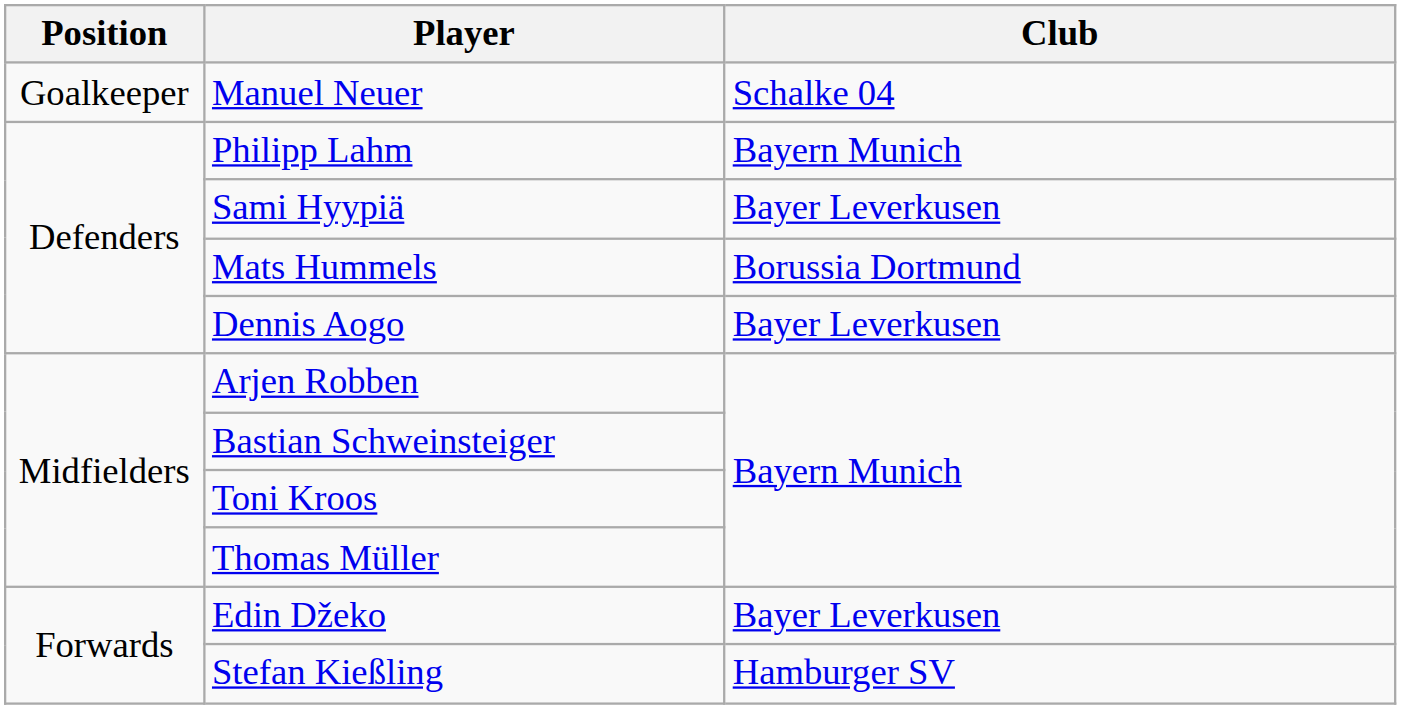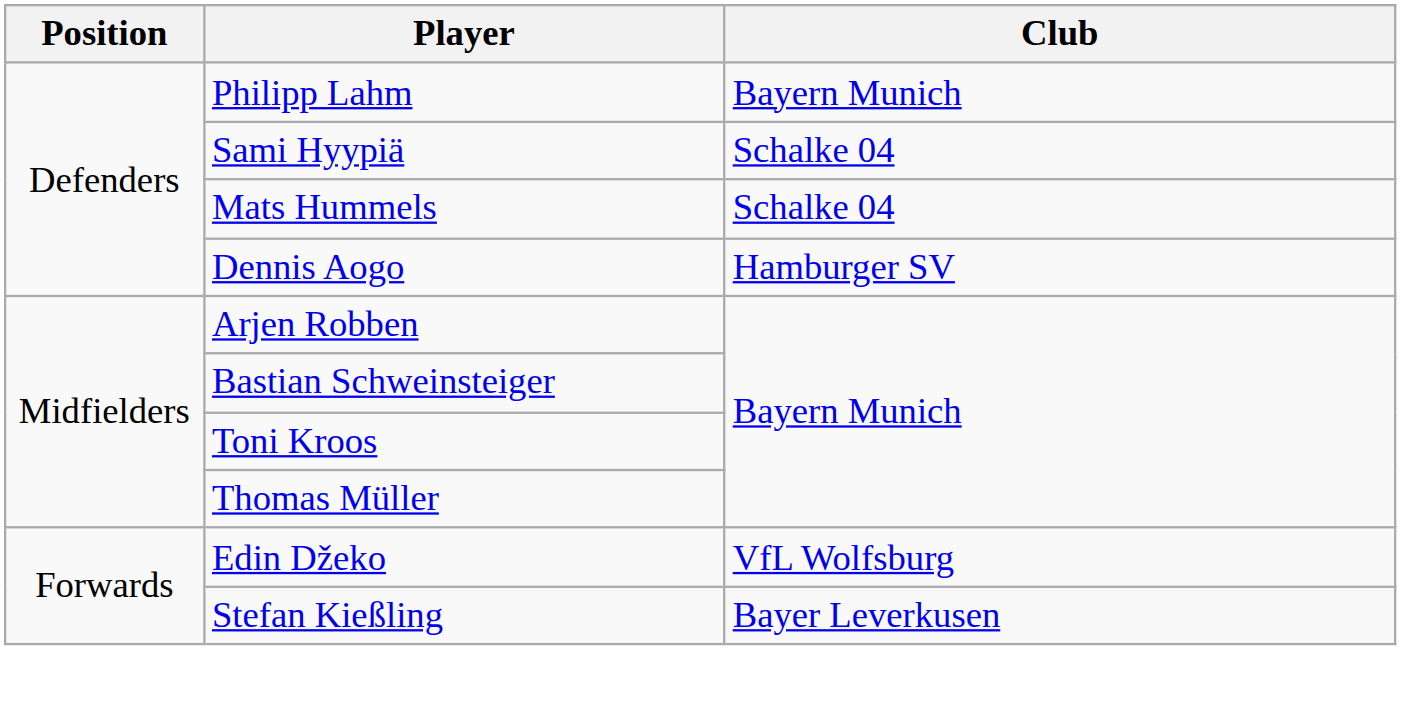- row: (317, 91)
(867, 207) Bayer Leverkusen -> (814, 149) Schalke 04
(877, 265) Borussia Dortmund -> (814, 207) Schalke 04
(867, 324) Bayer Leverkusen -> (844, 265) Hamburger SV
(867, 614) Bayer Leverkusen -> (843, 556) VfL Wolfsburg
(844, 672) Hamburger SV -> (867, 614) Bayer Leverkusen
